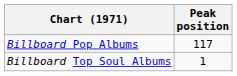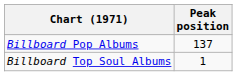(203, 44) 117 -> (203, 44) 137
